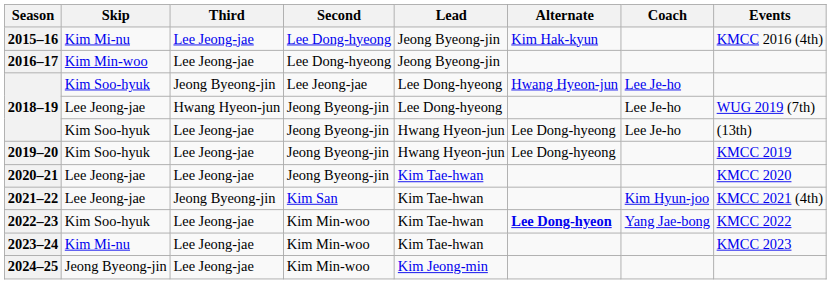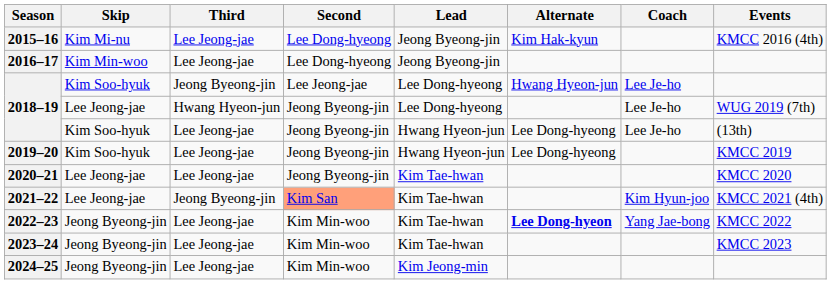(312, 198) no background -> (312, 198) lightsalmon background
(107, 221) Kim Soo-hyuk -> (116, 221) Jeong Byeong-jin
(97, 244) Kim Mi-nu -> (116, 244) Jeong Byeong-jin
